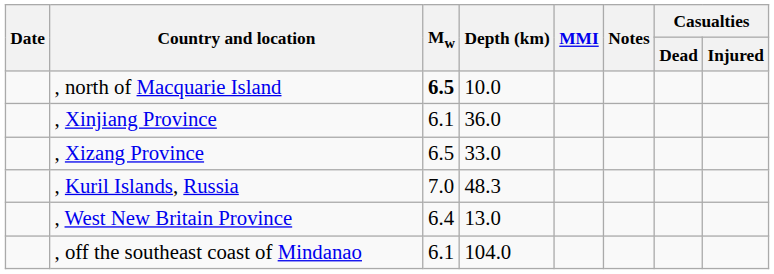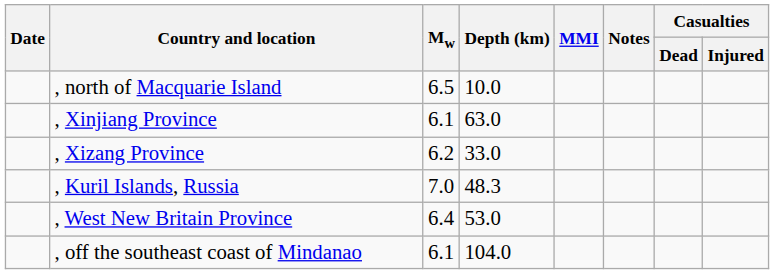(441, 86) bold -> (441, 86) normal
(483, 119) 36.0 -> (483, 119) 63.0
(441, 152) 6.5 -> (441, 152) 6.2
(483, 218) 13.0 -> (483, 218) 53.0
